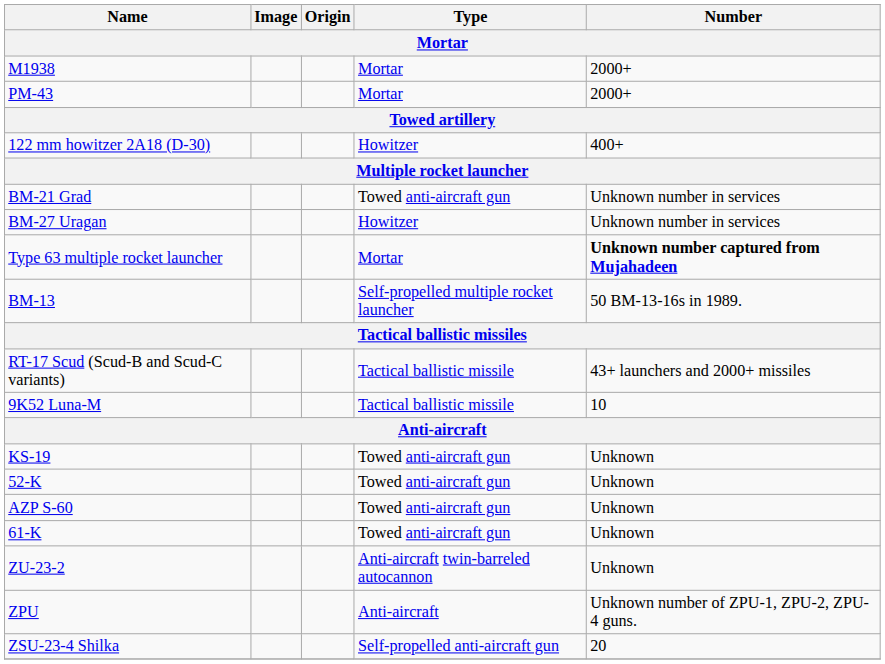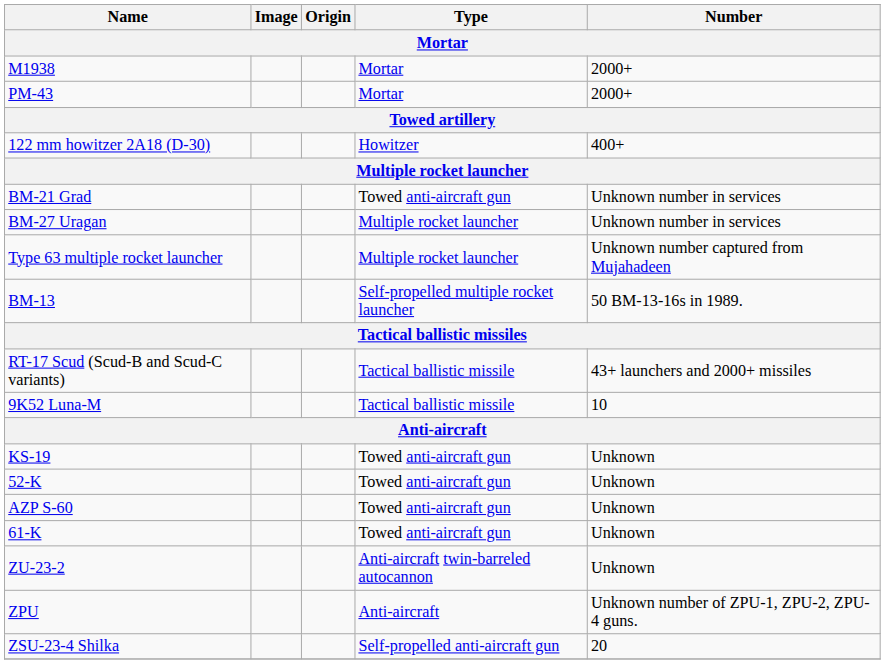(388, 222) Howitzer -> (438, 222) Multiple rocket launcher
(380, 257) Mortar -> (438, 257) Multiple rocket launcher
(705, 257) bold -> (697, 257) normal
